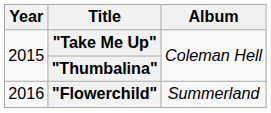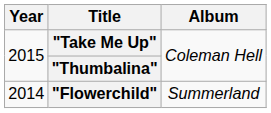(26, 94) 2016 -> (26, 94) 2014
